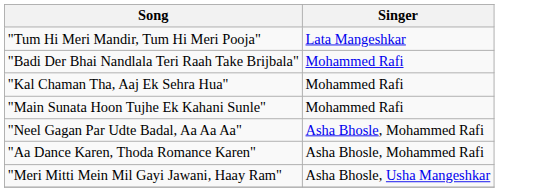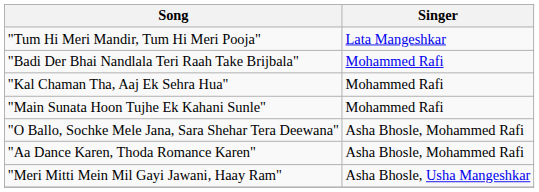- row: (125, 130)
+ row: (173, 130)
